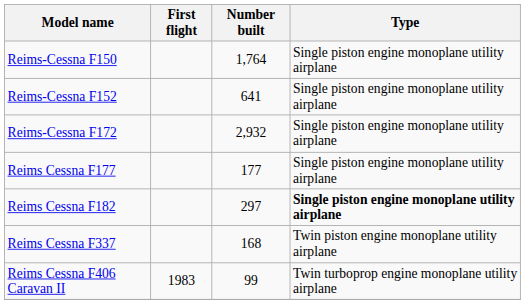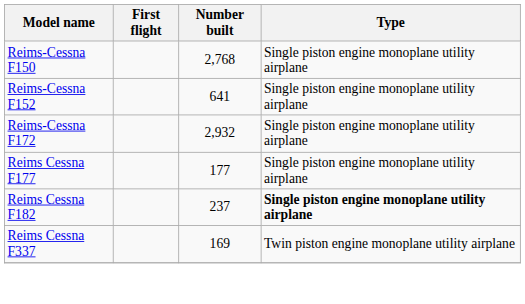(251, 59) 1,764 -> (220, 59) 2,768
(251, 207) 297 -> (220, 207) 237
(251, 244) 168 -> (220, 244) 169
- row: (62, 281)
